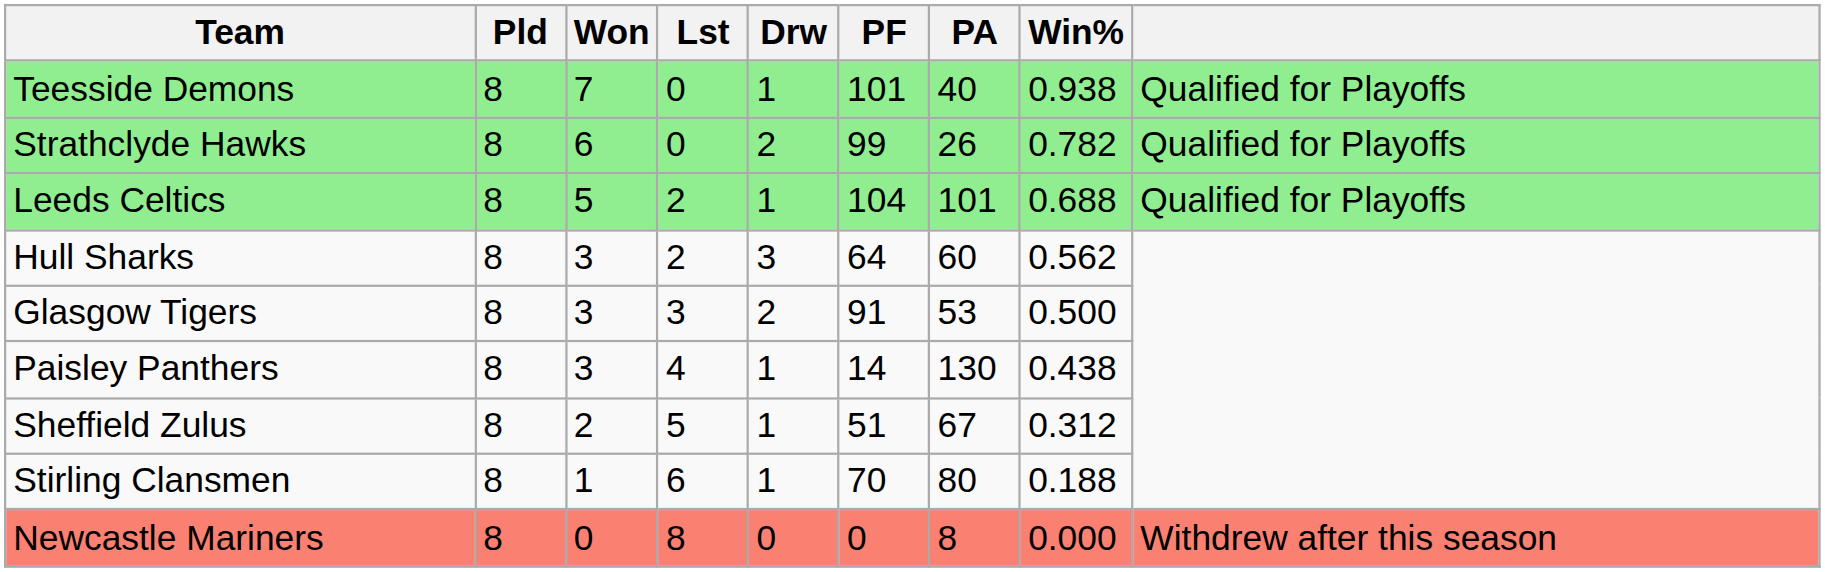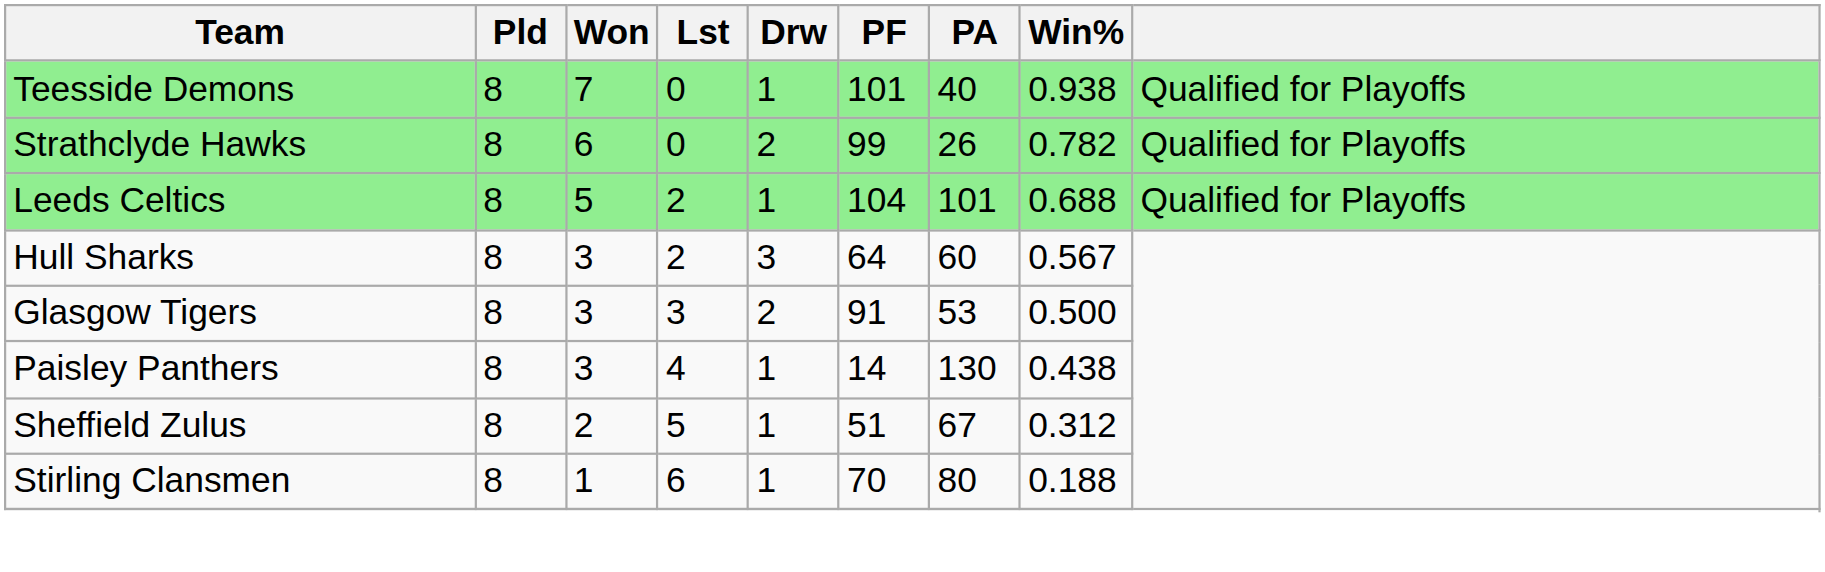(1072, 256) 0.562 -> (1072, 256) 0.567
- row: (168, 537)
